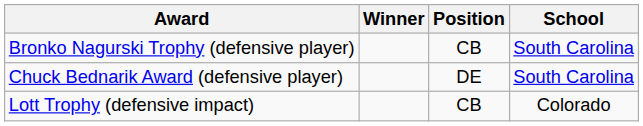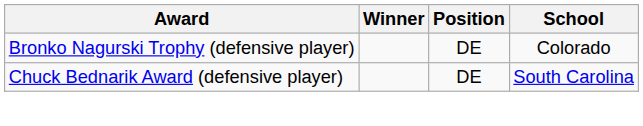(469, 47) CB -> (469, 47) DE
(574, 47) South Carolina -> (574, 47) Colorado
- row: (131, 105)
